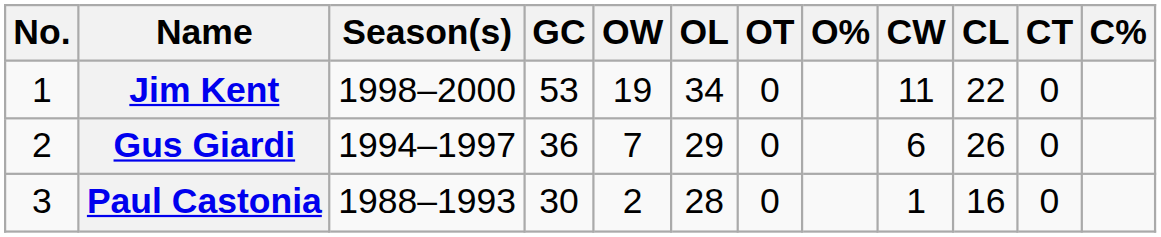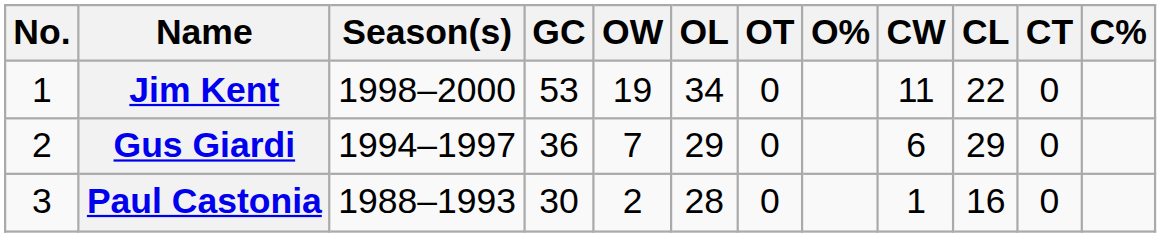(986, 145) 26 -> (986, 145) 29
